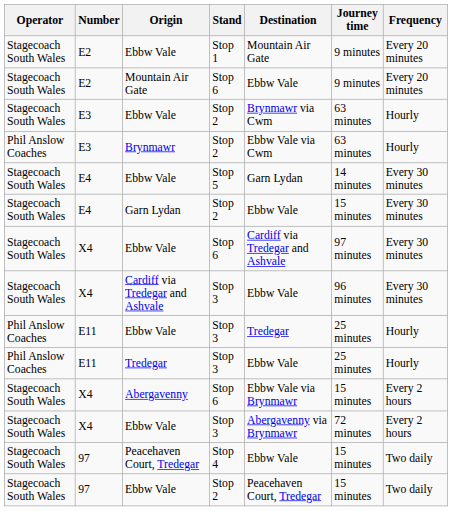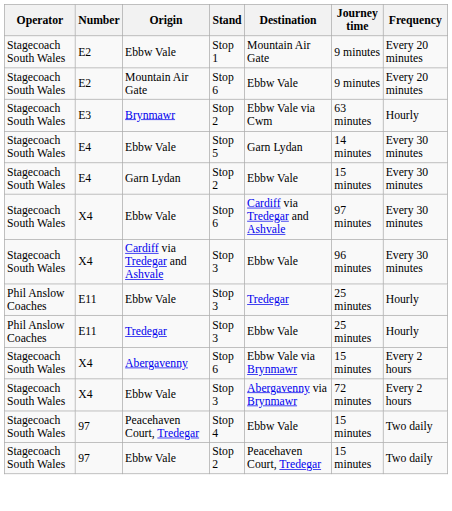- row: (85, 115)
(36, 146) Phil Anslow Coaches -> (36, 115) Stagecoach South Wales
